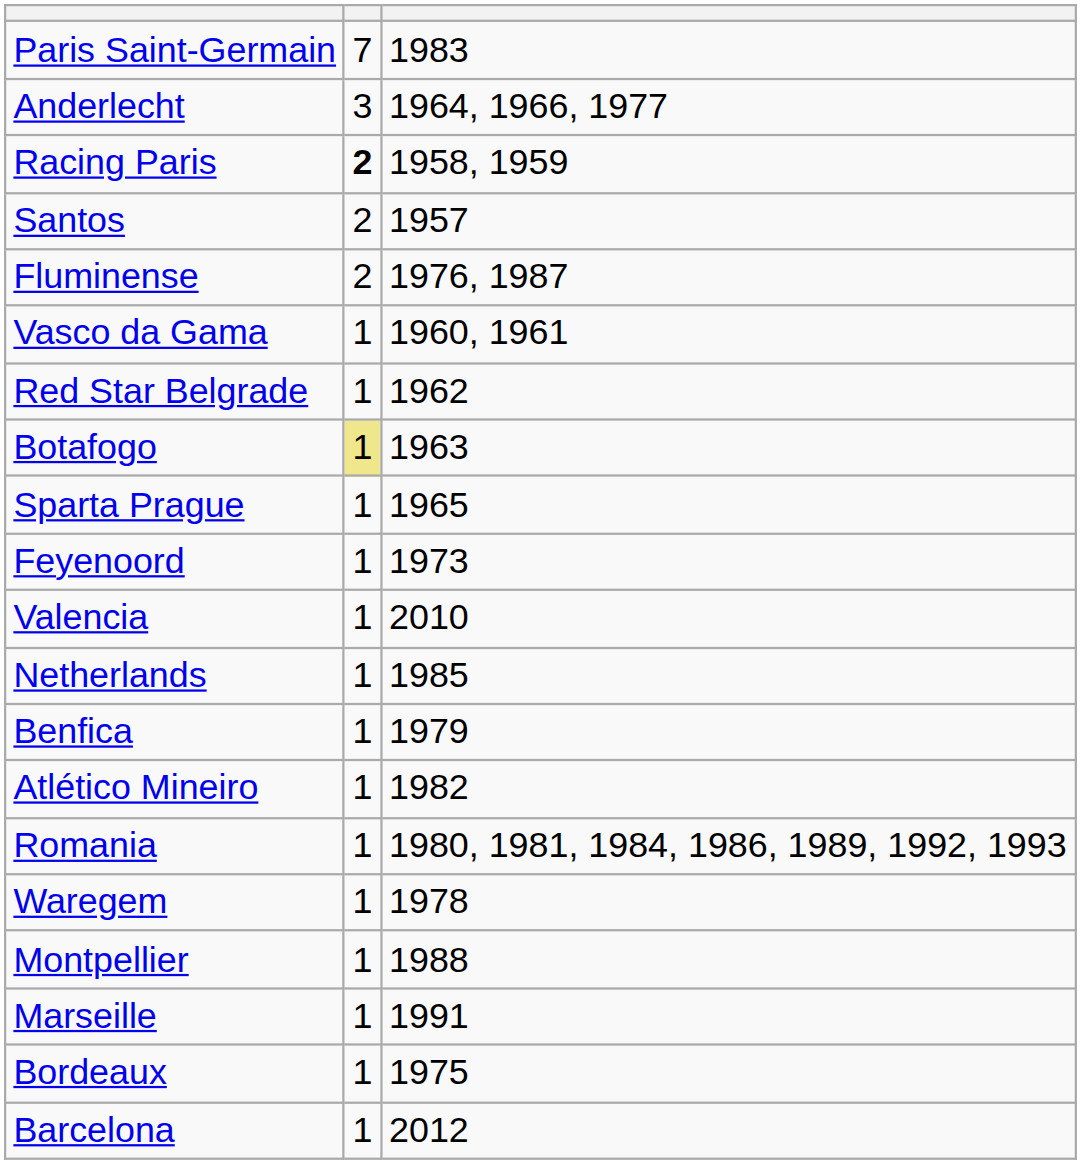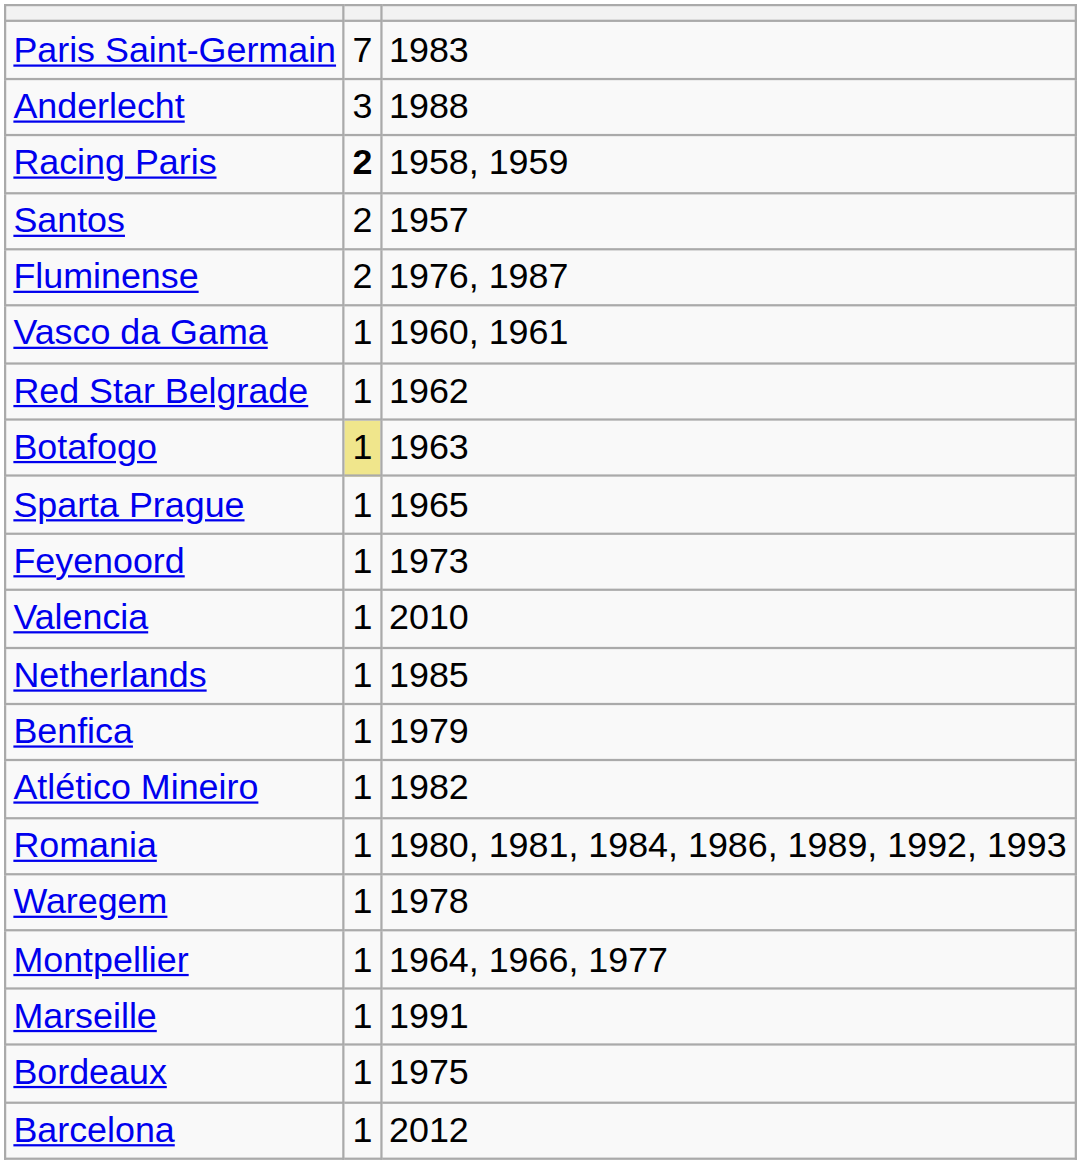(529, 106) 1964, 1966, 1977 -> (429, 106) 1988
(429, 958) 1988 -> (529, 958) 1964, 1966, 1977
